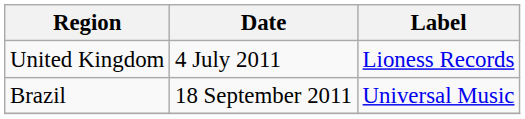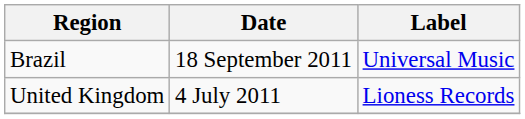rows swapped: (87, 58) <-> (38, 95)
